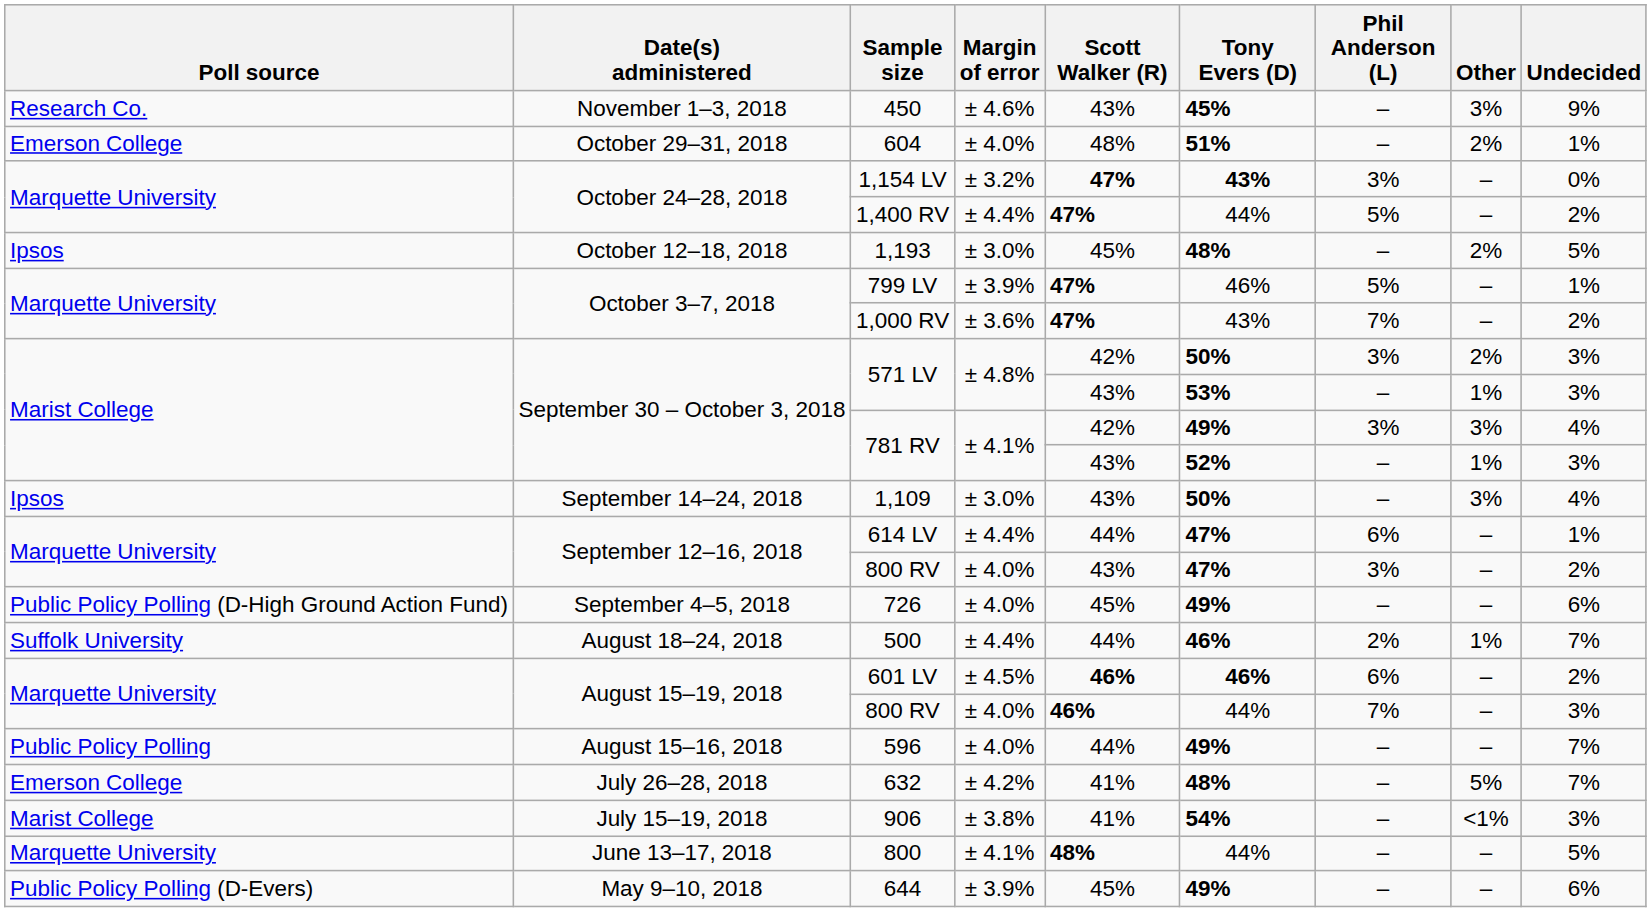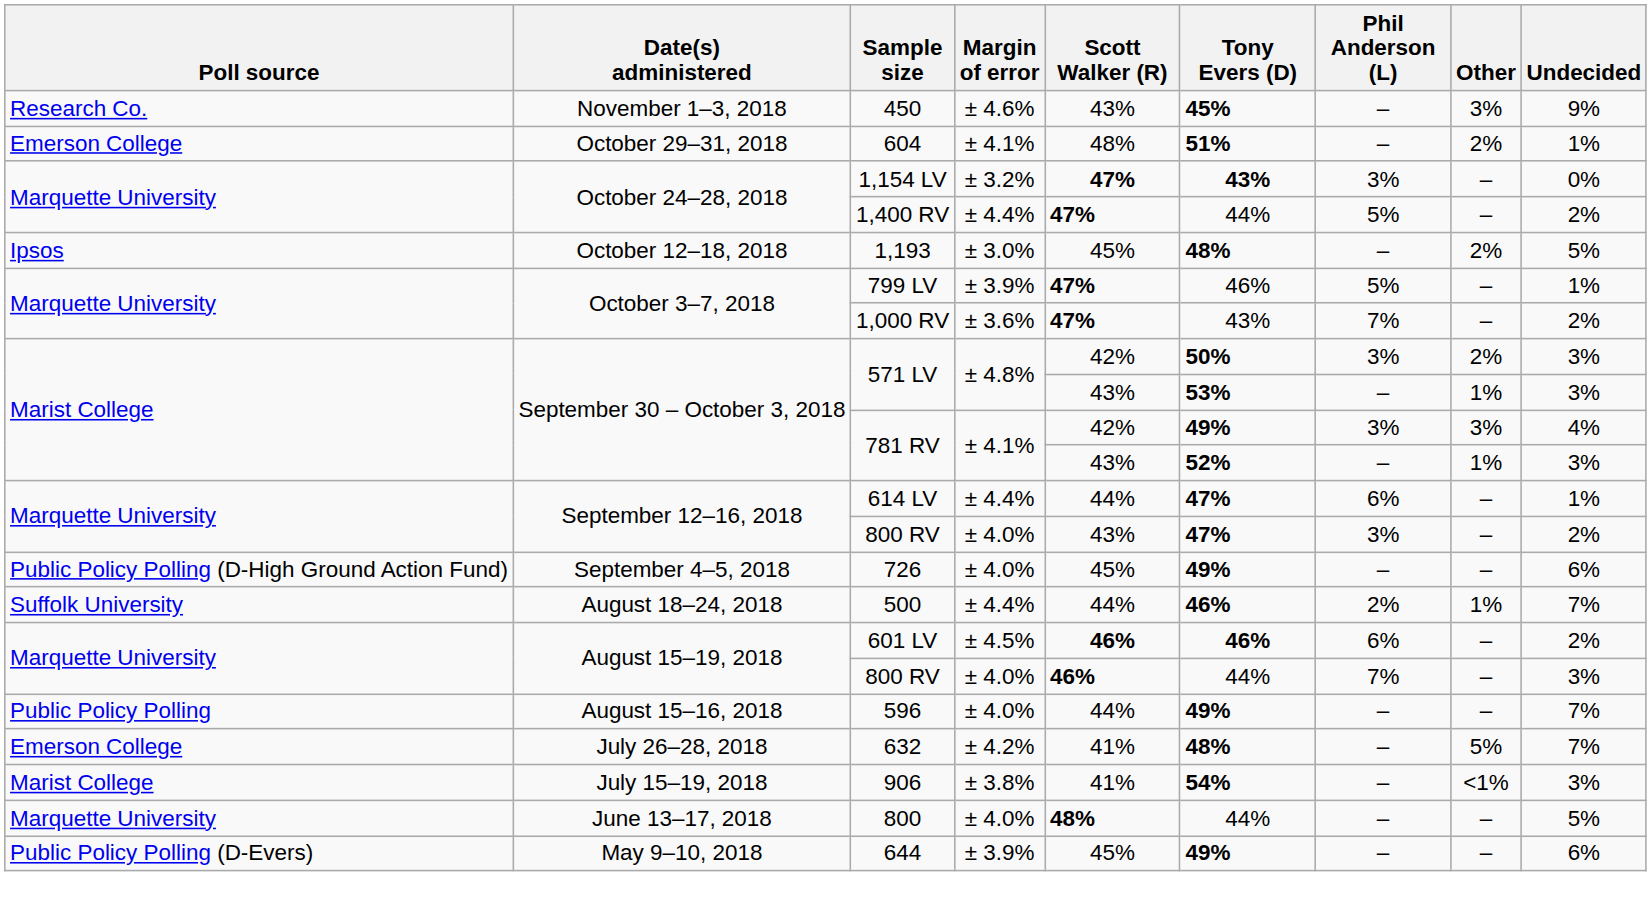(1000, 144) ± 4.0% -> (1000, 144) ± 4.1%
- row: (682, 499)
(1000, 854) ± 4.1% -> (1000, 818) ± 4.0%
